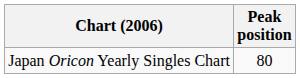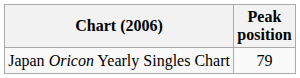(264, 60) 80 -> (264, 60) 79
